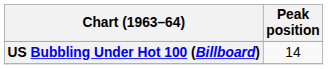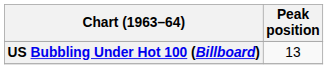(293, 52) 14 -> (293, 52) 13
